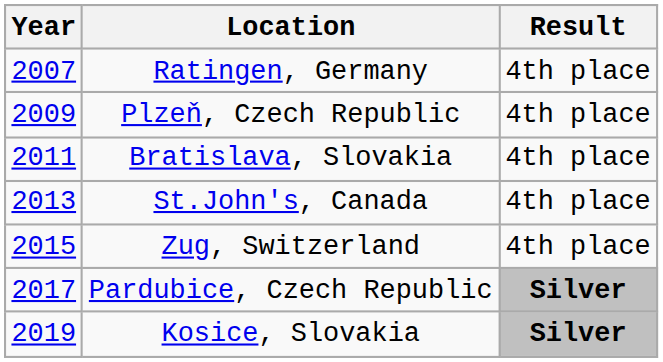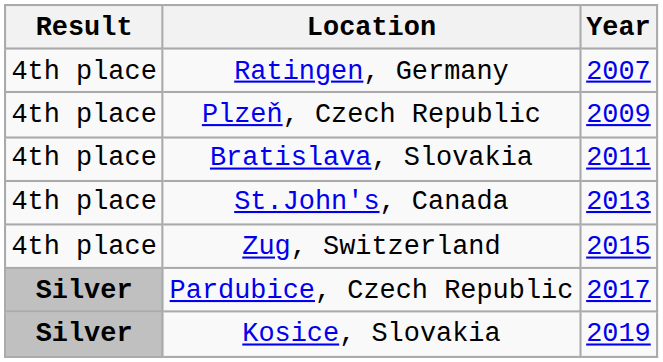columns swapped: (44, 27) <-> (578, 27)
